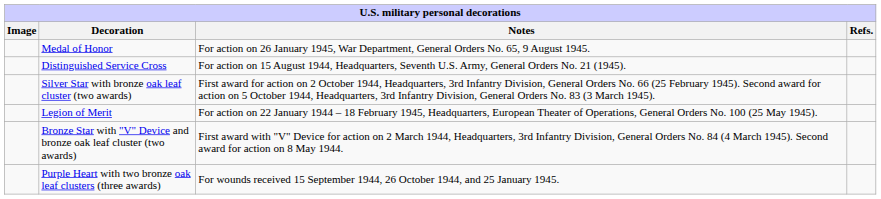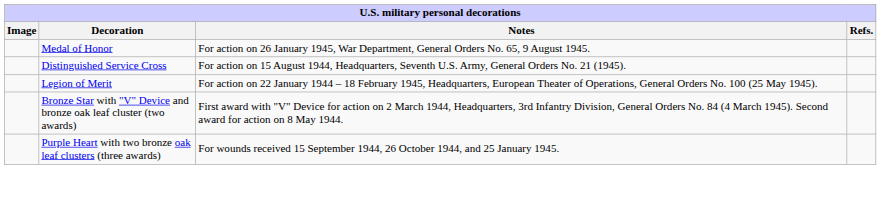- row: (111, 89)
